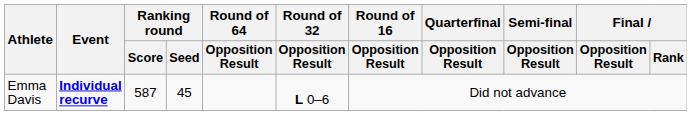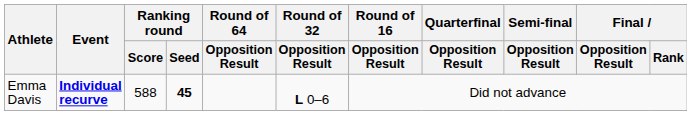(146, 93) 587 -> (146, 93) 588
(184, 93) normal -> (184, 93) bold
